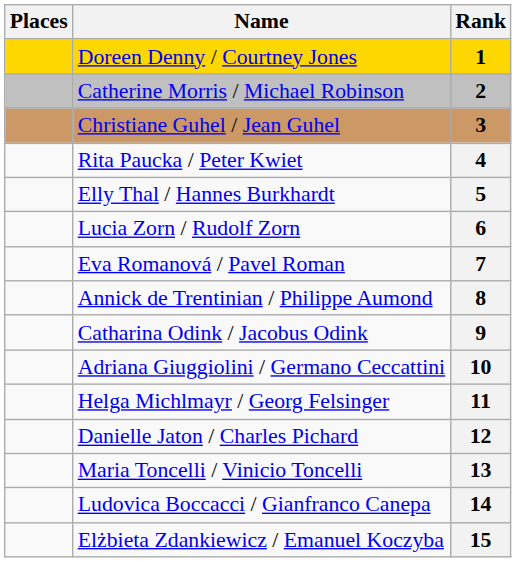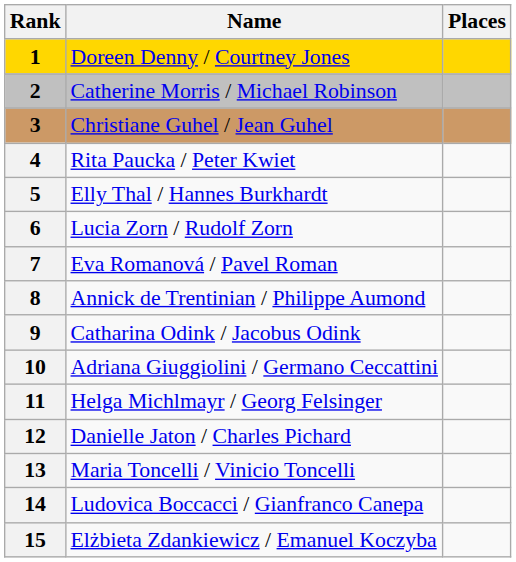columns swapped: (481, 21) <-> (39, 21)
